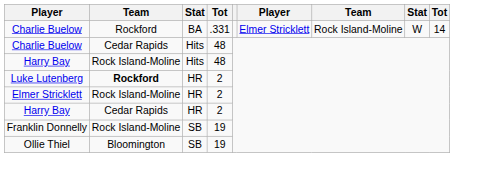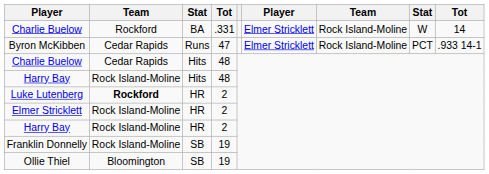+ row: (47, 45)
(136, 111) Cedar Rapids -> (136, 128) Rock Island-Moline
